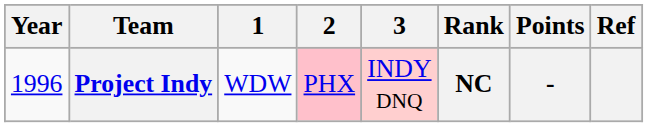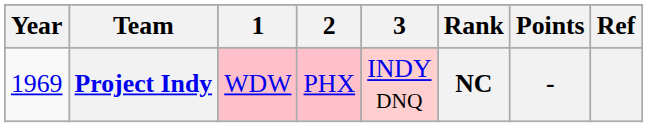(37, 83) 1996 -> (37, 83) 1969
(258, 83) no background -> (258, 83) pink background
